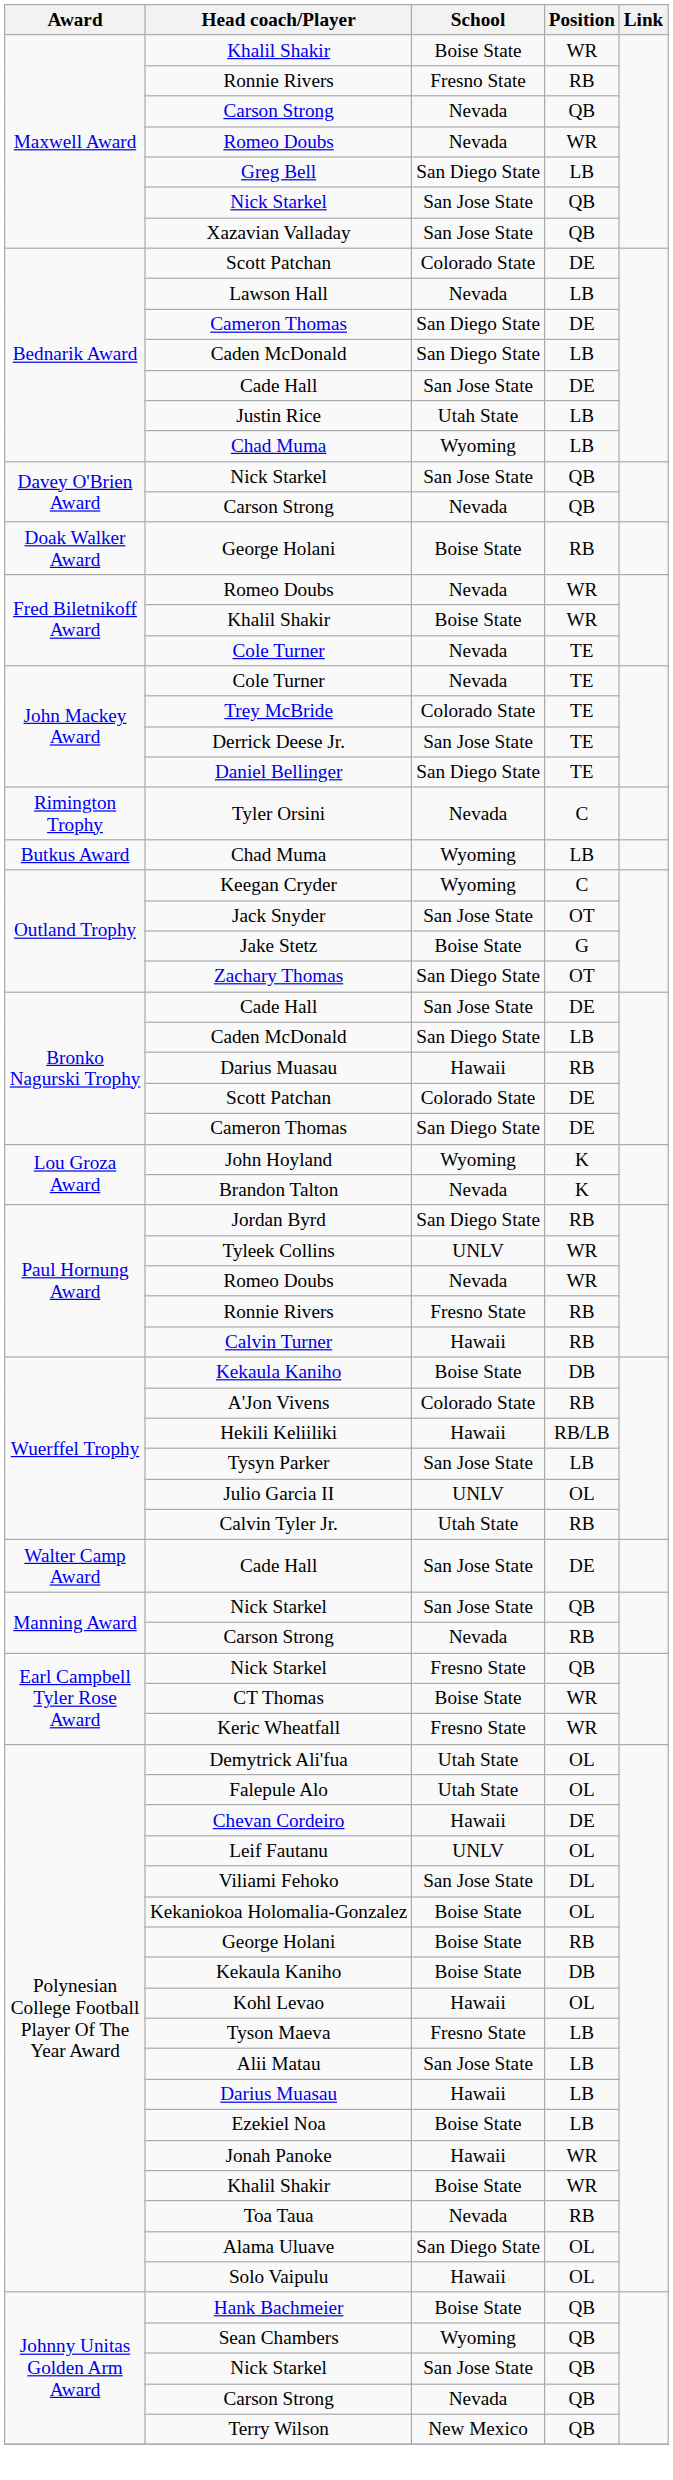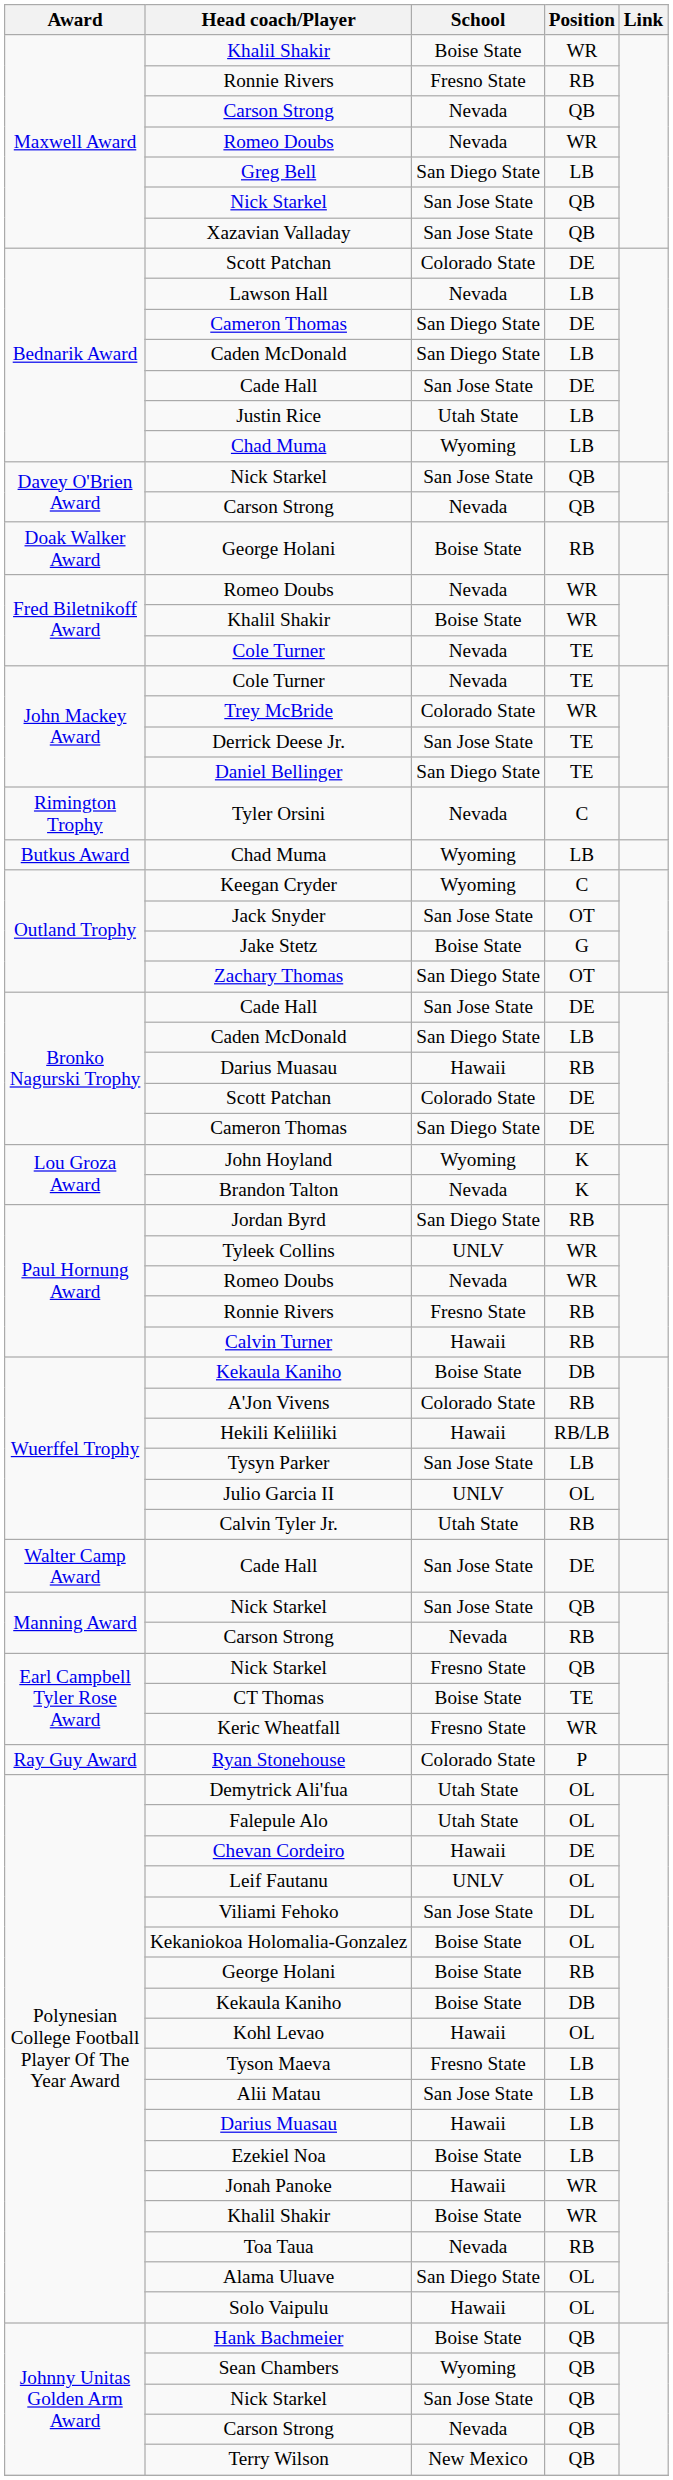(582, 711) TE -> (582, 711) WR
(582, 1698) WR -> (582, 1698) TE
+ row: (75, 1759)
